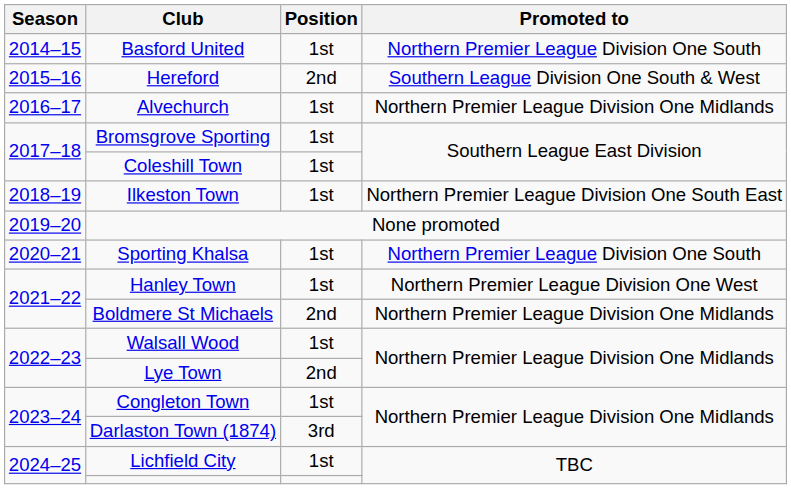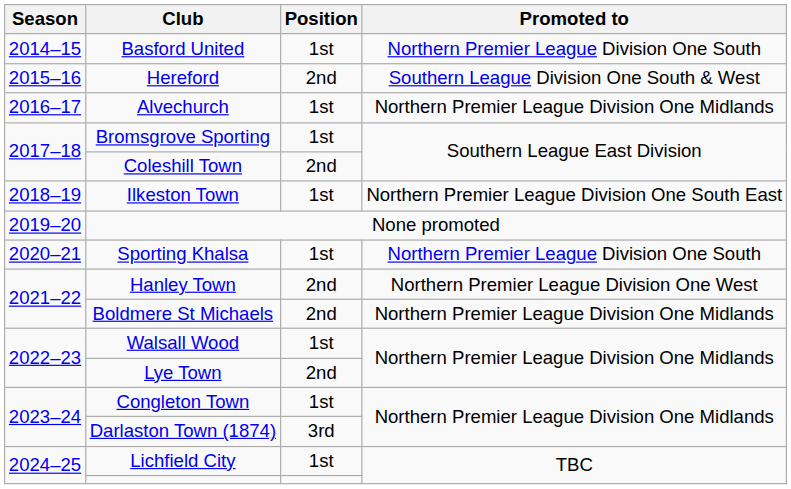(321, 166) 1st -> (321, 166) 2nd
(321, 284) 1st -> (321, 284) 2nd
